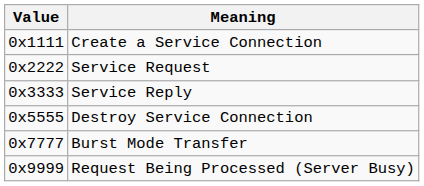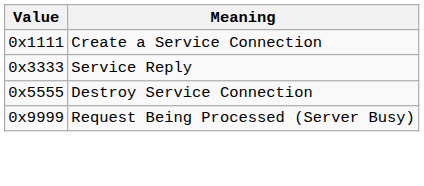- row: (141, 68)
- row: (160, 143)
